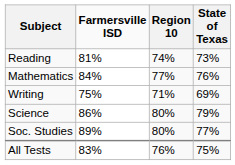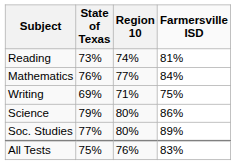columns swapped: (113, 27) <-> (212, 27)
